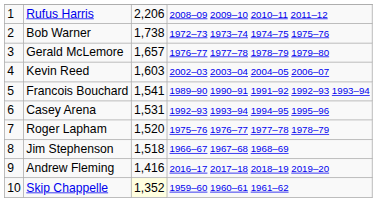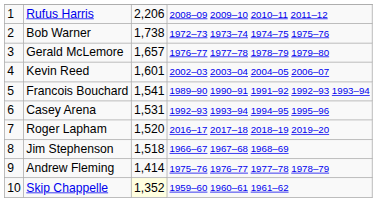(149, 71) 1,603 -> (149, 71) 1,601
(249, 130) 1975–76 1976–77 1977–78 1978–79 -> (249, 130) 2016–17 2017–18 2018–19 2019–20
(149, 168) 1,416 -> (149, 168) 1,414
(249, 168) 2016–17 2017–18 2018–19 2019–20 -> (249, 168) 1975–76 1976–77 1977–78 1978–79
